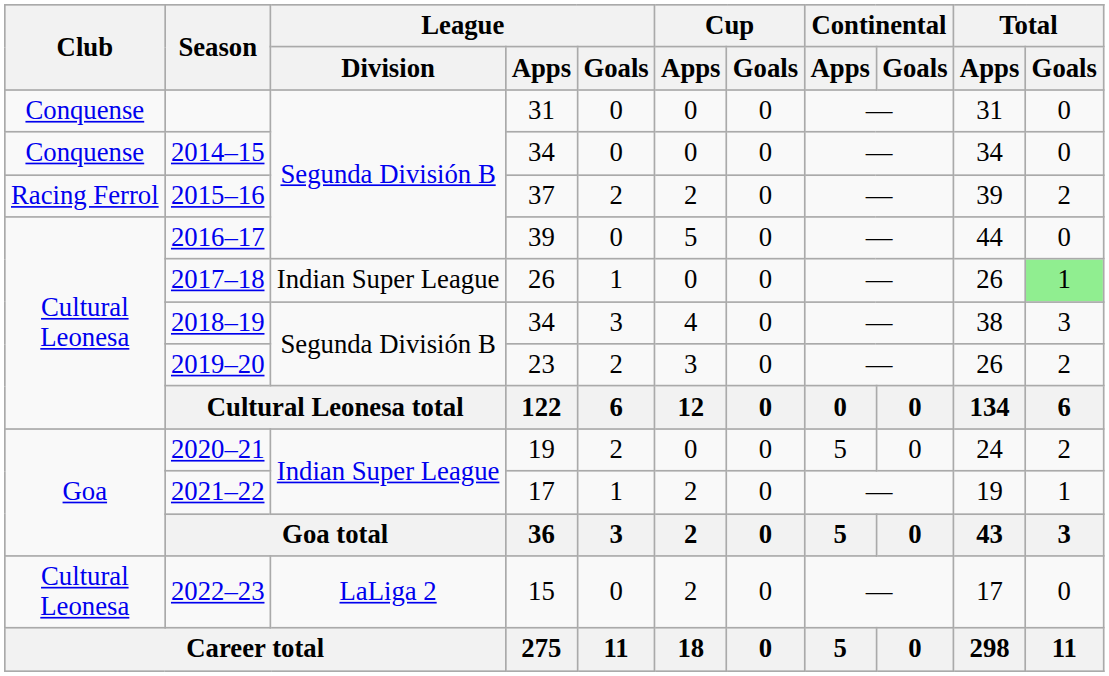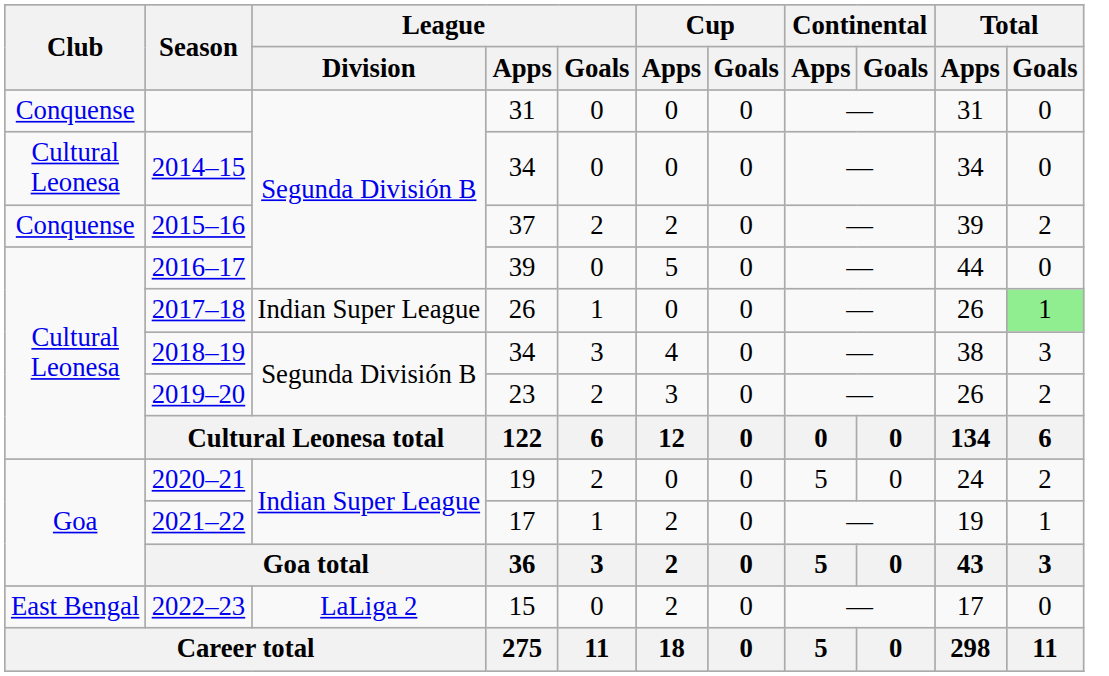(85, 152) Conquense -> (75, 167) Cultural Leonesa
(85, 195) Racing Ferrol -> (75, 225) Conquense
(85, 591) Cultural Leonesa -> (75, 606) East Bengal
